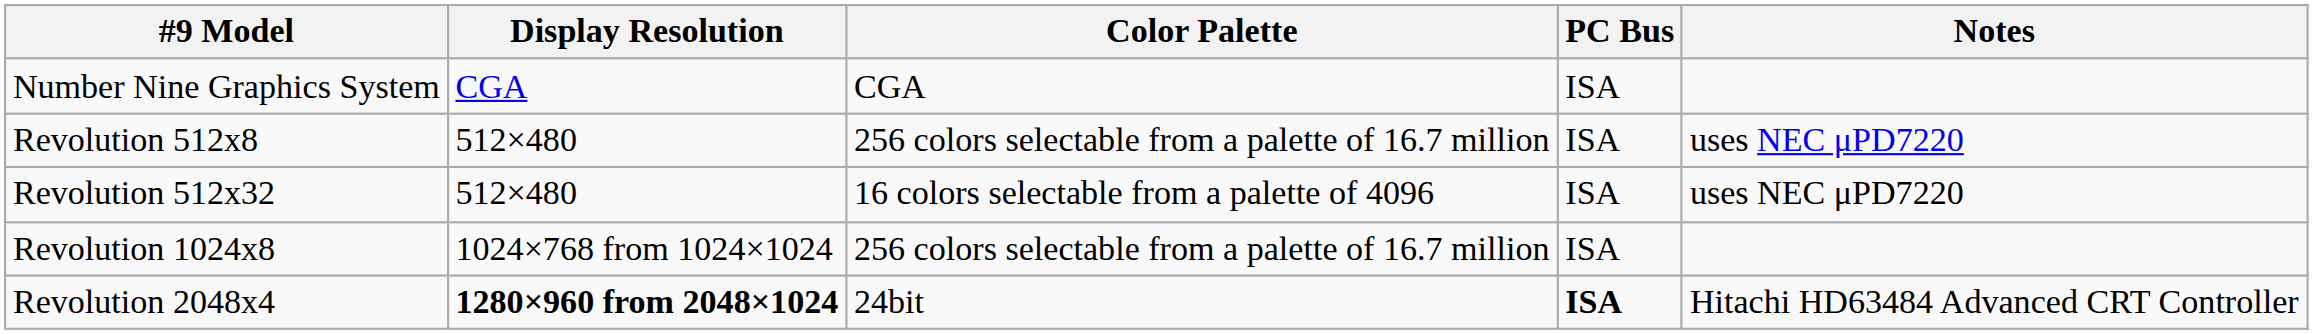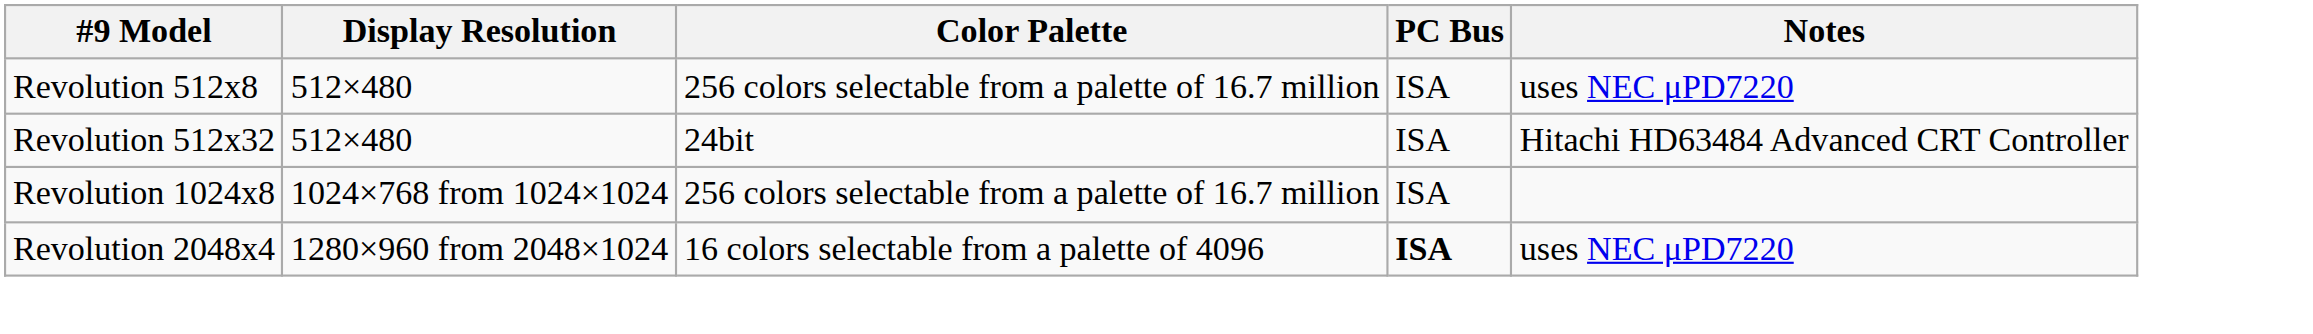- row: (226, 85)
(1144, 193) 16 colors selectable from a palette of 4096 -> (719, 139) 24bit
(1827, 193) uses NEC μPD7220 -> (1824, 139) Hitachi HD63484 Advanced CRT Controller
(647, 301) bold -> (480, 247) normal
(889, 301) 24bit -> (974, 247) 16 colors selectable from a palette of 4096
(1994, 301) Hitachi HD63484 Advanced CRT Controller -> (1657, 247) uses NEC μPD7220
